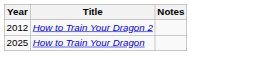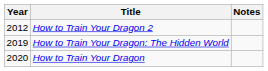+ row: (131, 43)
(17, 43) 2025 -> (17, 58) 2020
